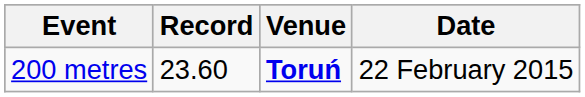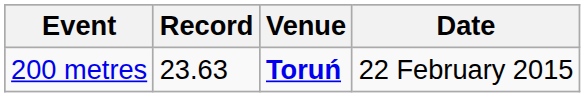(194, 69) 23.60 -> (194, 69) 23.63
